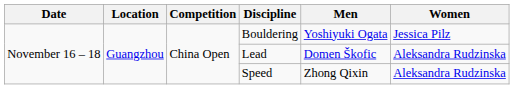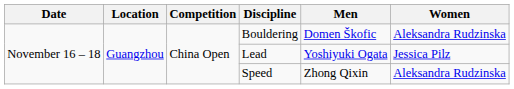(346, 34) Yoshiyuki Ogata -> (340, 34) Domen Škofic
(422, 34) Jessica Pilz -> (450, 34) Aleksandra Rudzinska
(340, 53) Domen Škofic -> (346, 53) Yoshiyuki Ogata
(450, 53) Aleksandra Rudzinska -> (422, 53) Jessica Pilz
